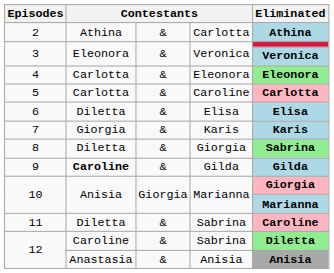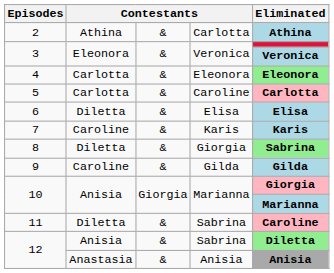(101, 130) Giorgia -> (101, 130) Caroline
(101, 167) bold -> (101, 167) normal
(101, 241) Caroline -> (101, 241) Anisia
